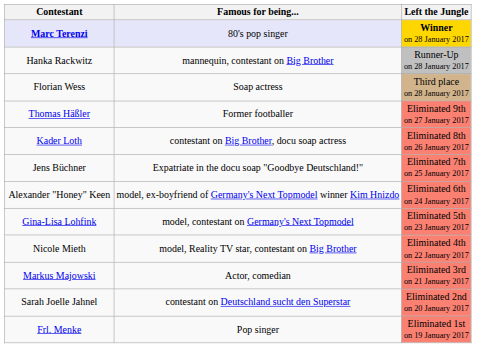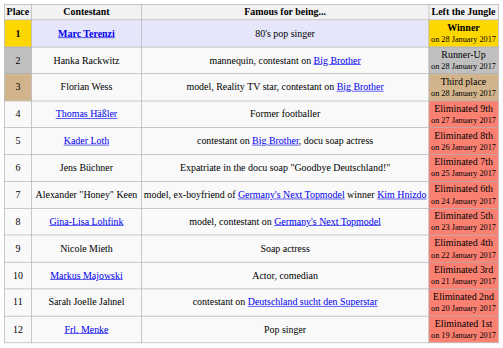+ column: (18, 12)
(258, 87) Soap actress -> (285, 87) model, Reality TV star, contestant on Big Brother
(258, 248) model, Reality TV star, contestant on Big Brother -> (285, 248) Soap actress
